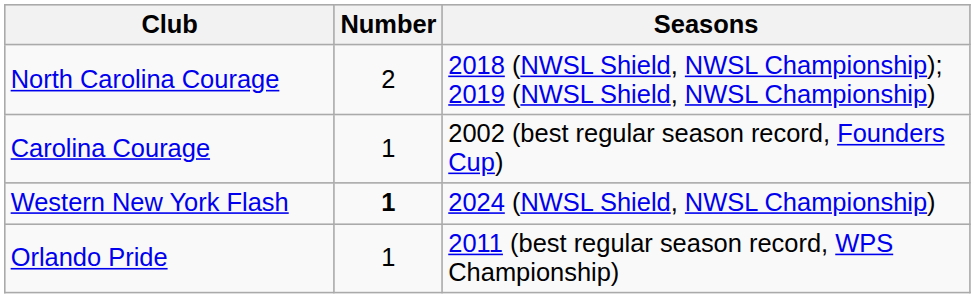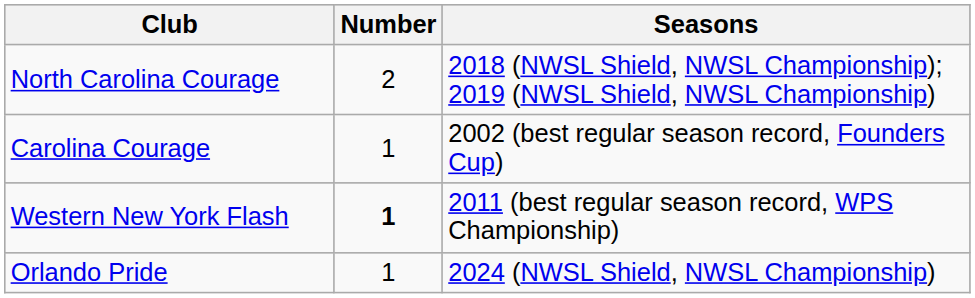(692, 202) 2024 (NWSL Shield, NWSL Championship) -> (671, 217) 2011 (best regular season record, WPS Championship)
(671, 257) 2011 (best regular season record, WPS Championship) -> (692, 271) 2024 (NWSL Shield, NWSL Championship)
